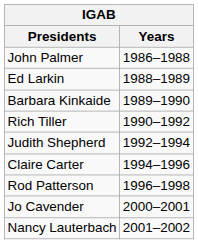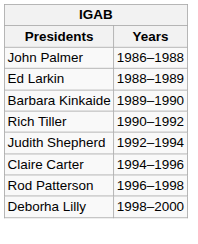+ row: (47, 206)
- row: (46, 206)
- row: (62, 228)
